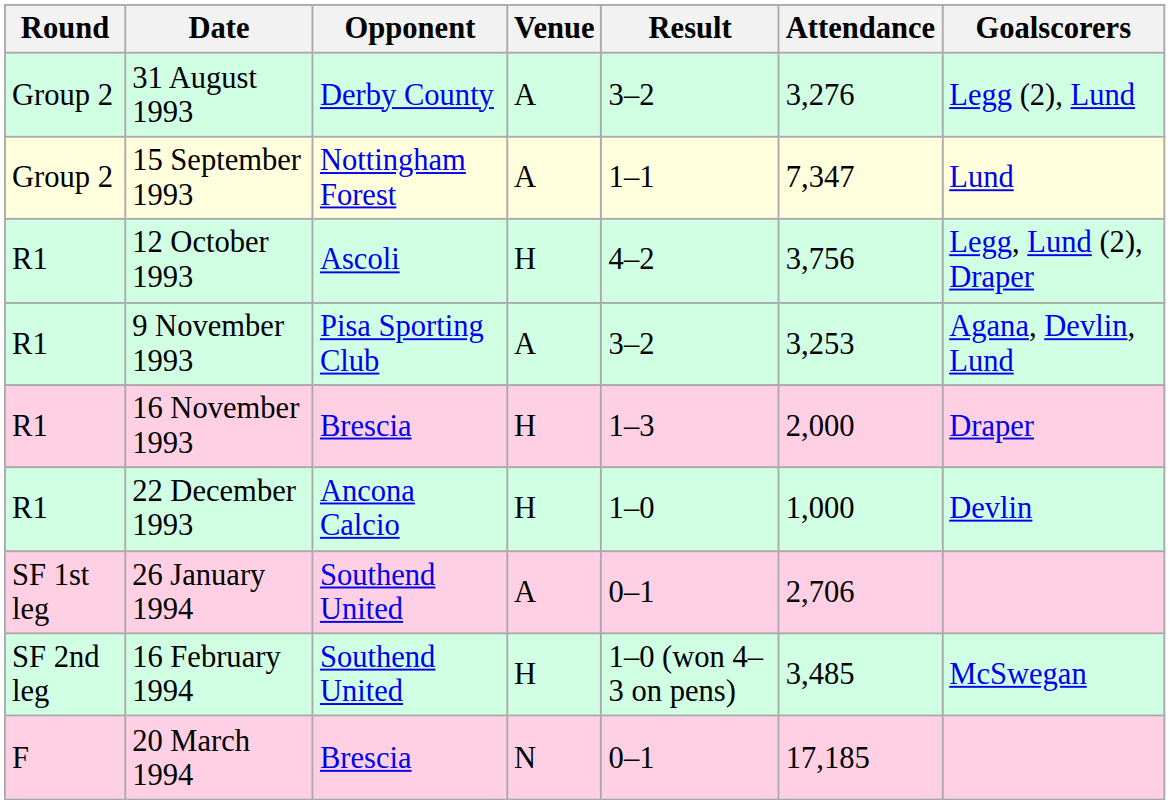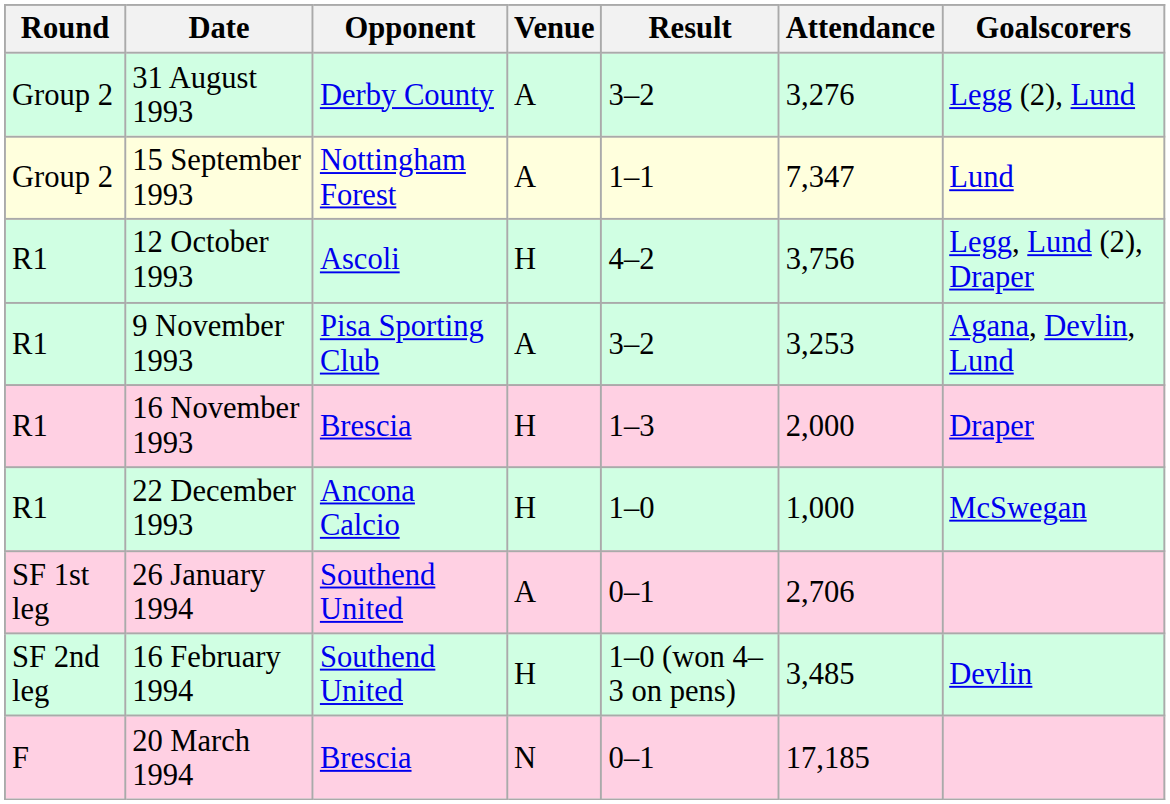(991, 508) Devlin -> (1018, 508) McSwegan
(1018, 674) McSwegan -> (991, 674) Devlin
